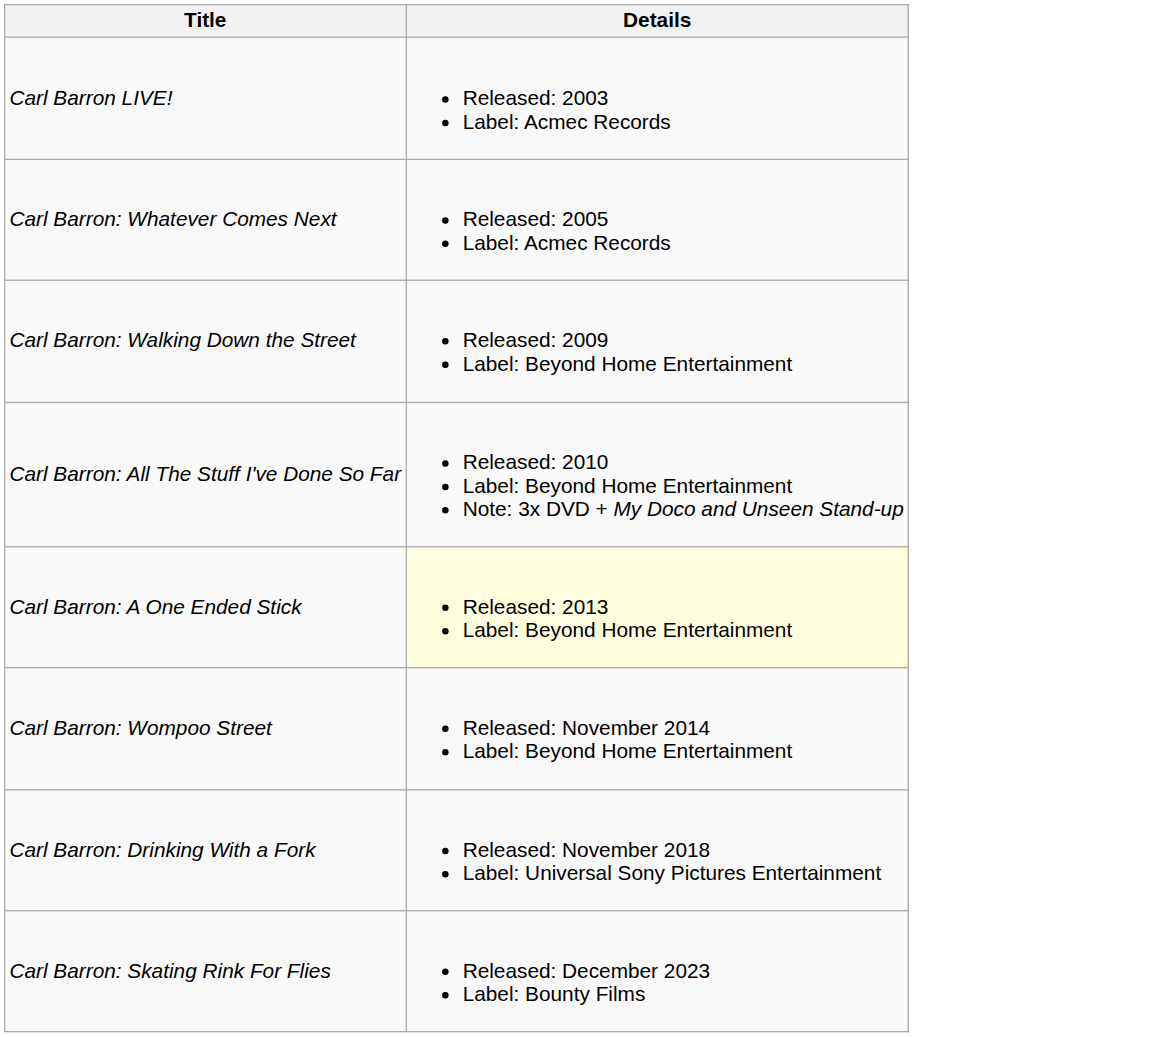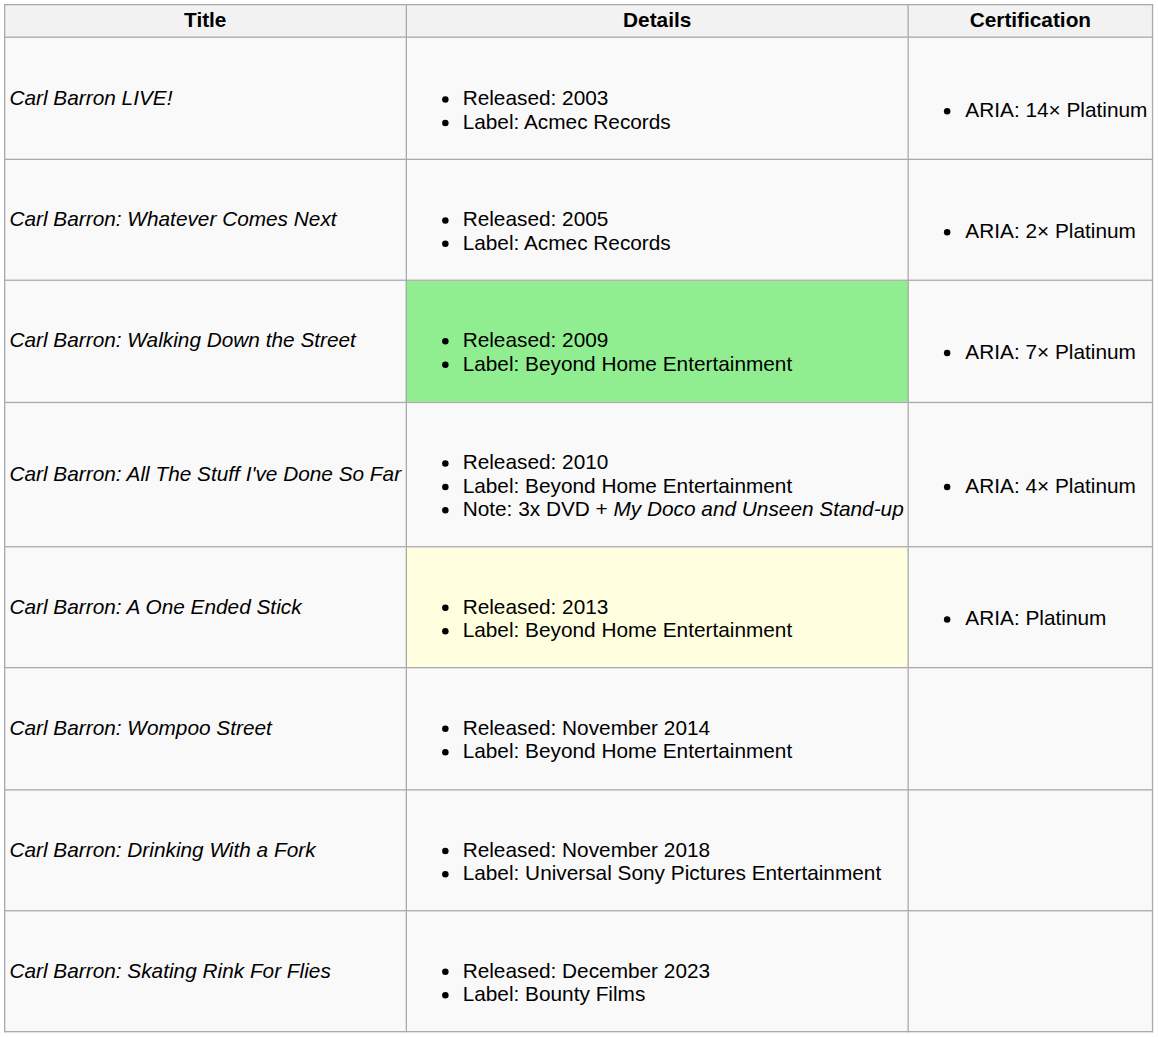+ column: (1030, 20)
(657, 353) no background -> (657, 353) lightgreen background
